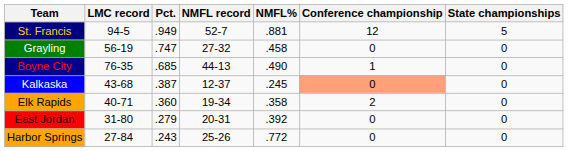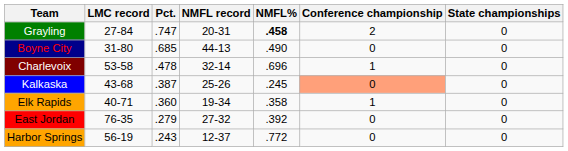- row: (45, 31)
(119, 48) 56-19 -> (119, 31) 27-84
(216, 48) 27-32 -> (216, 31) 20-31
(276, 48) normal -> (276, 31) bold
(372, 48) 0 -> (372, 31) 2
(119, 66) 76-35 -> (119, 48) 31-80
(372, 66) 1 -> (372, 48) 0
+ row: (45, 66)
(216, 84) 12-37 -> (216, 84) 25-26
(372, 102) 2 -> (372, 102) 1
(119, 119) 31-80 -> (119, 119) 76-35
(216, 119) 20-31 -> (216, 119) 27-32
(119, 137) 27-84 -> (119, 137) 56-19
(216, 137) 25-26 -> (216, 137) 12-37
